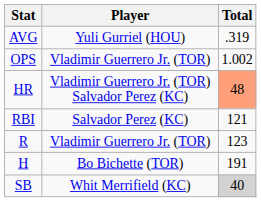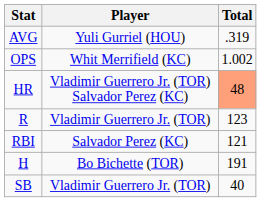(130, 59) Vladimir Guerrero Jr. (TOR) -> (130, 59) Whit Merrifield (KC)
rows swapped: (23, 119) <-> (23, 141)
(130, 185) Whit Merrifield (KC) -> (130, 185) Vladimir Guerrero Jr. (TOR)
(237, 185) lightgrey background -> (237, 185) no background
